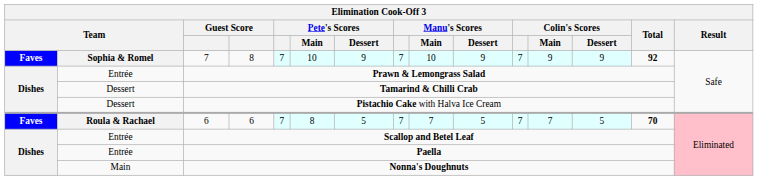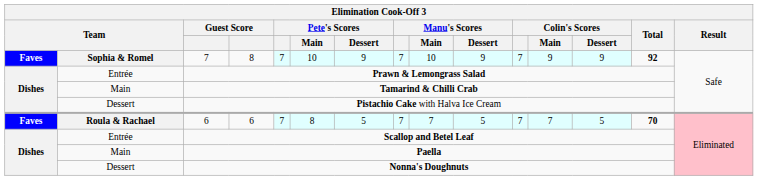(120, 89) Dessert -> (120, 89) Main
(120, 152) Entrée -> (120, 152) Main
(120, 168) Main -> (120, 168) Dessert
